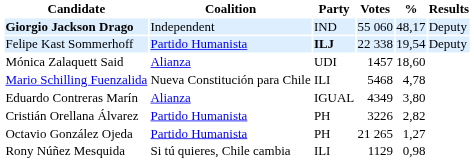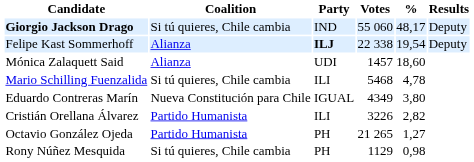(183, 26) Independent -> (220, 26) Si tú quieres, Chile cambia
(199, 44) Partido Humanista -> (171, 44) Alianza
(231, 80) Nueva Constitución para Chile -> (220, 80) Si tú quieres, Chile cambia
(171, 97) Alianza -> (231, 97) Nueva Constitución para Chile
(322, 115) PH -> (322, 115) ILI
(322, 151) ILI -> (322, 151) PH
